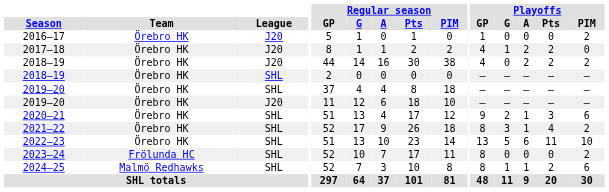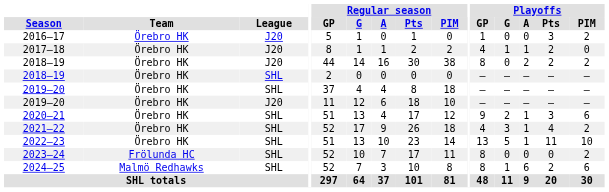(551, 37) 0 -> (551, 37) 3
(526, 50) 2 -> (526, 50) 1
(482, 63) 4 -> (482, 63) 8
(482, 128) 8 -> (482, 128) 4
(526, 141) 6 -> (526, 141) 1
(526, 168) 1 -> (526, 168) 6
